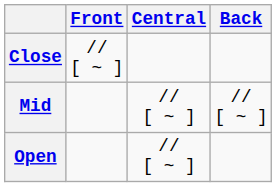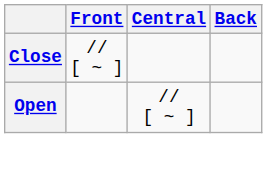- row: (35, 107)
